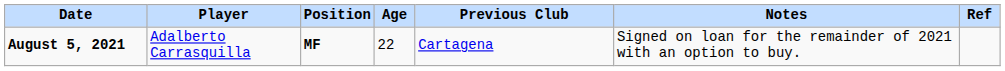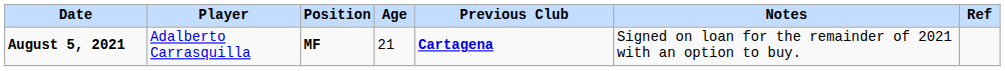(386, 47) 22 -> (386, 47) 21
(456, 47) normal -> (456, 47) bold
